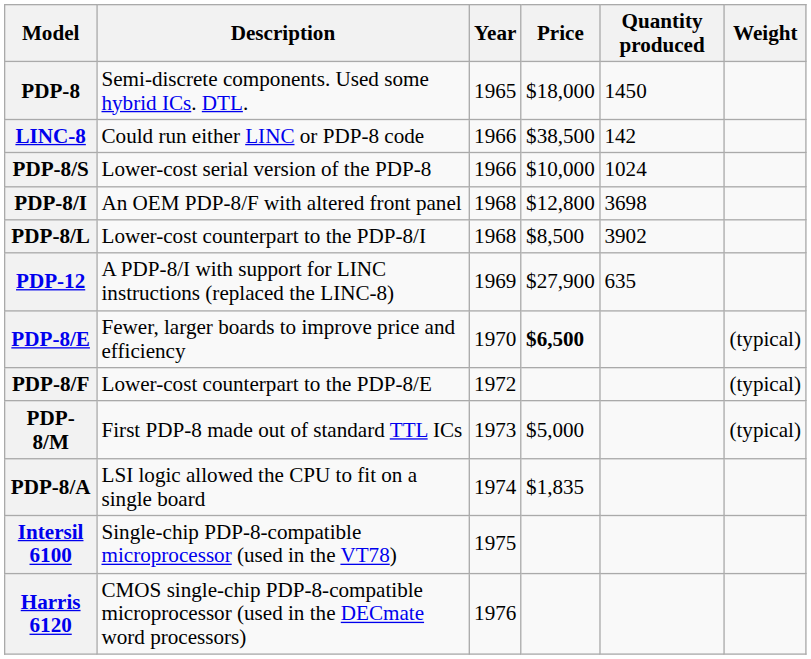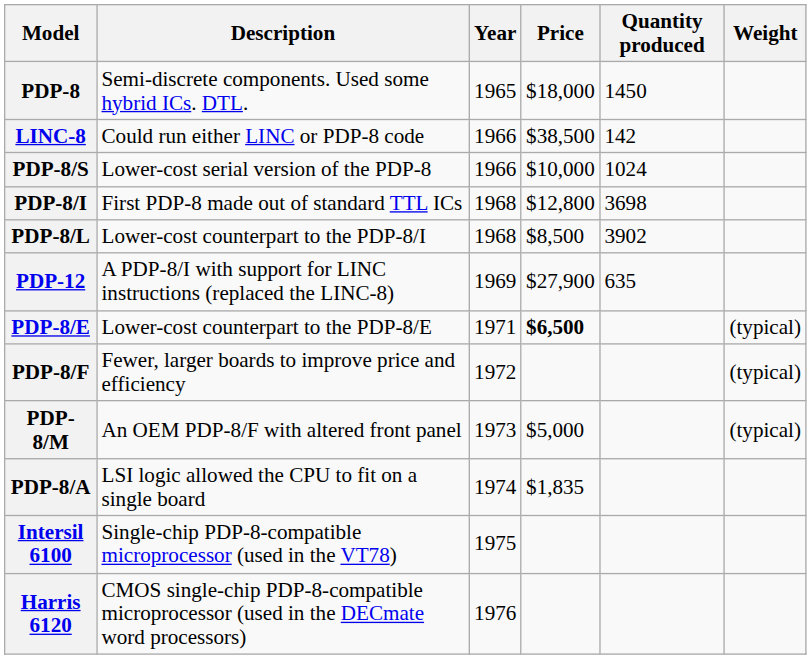(282, 202) An OEM PDP-8/F with altered front panel -> (282, 202) First PDP-8 made out of standard TTL ICs
(278, 338) Fewer, larger boards to improve price and efficiency -> (267, 326) Lower-cost counterpart to the PDP-8/E
(495, 338) 1970 -> (495, 326) 1971
(267, 384) Lower-cost counterpart to the PDP-8/E -> (278, 372) Fewer, larger boards to improve price and efficiency
(282, 429) First PDP-8 made out of standard TTL ICs -> (282, 429) An OEM PDP-8/F with altered front panel
